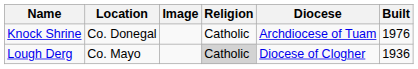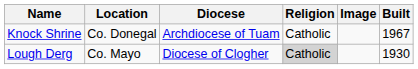columns swapped: (180, 14) <-> (318, 14)
(396, 34) 1976 -> (396, 34) 1967
(396, 53) 1936 -> (396, 53) 1930
